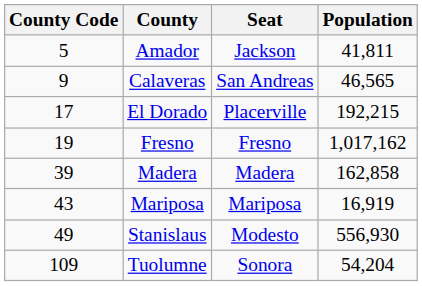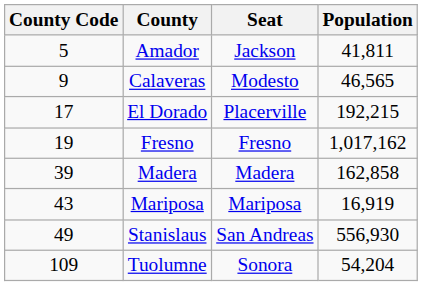(265, 81) San Andreas -> (265, 81) Modesto
(265, 234) Modesto -> (265, 234) San Andreas
